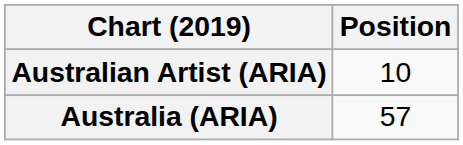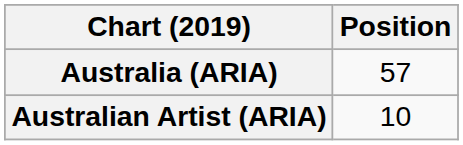rows swapped: (169, 116) <-> (169, 71)
